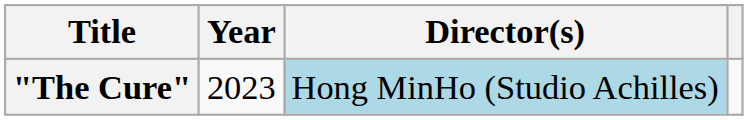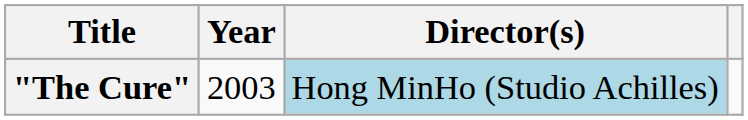(241, 86) 2023 -> (241, 86) 2003
